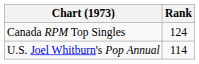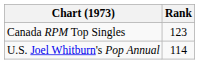(178, 31) 124 -> (178, 31) 123
